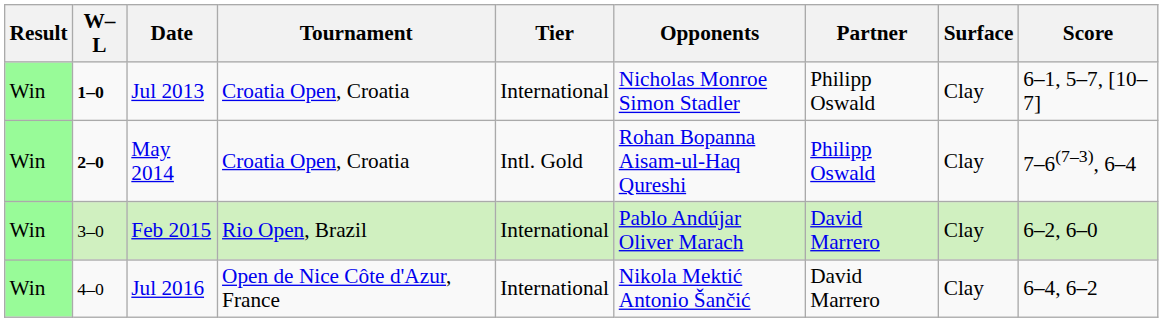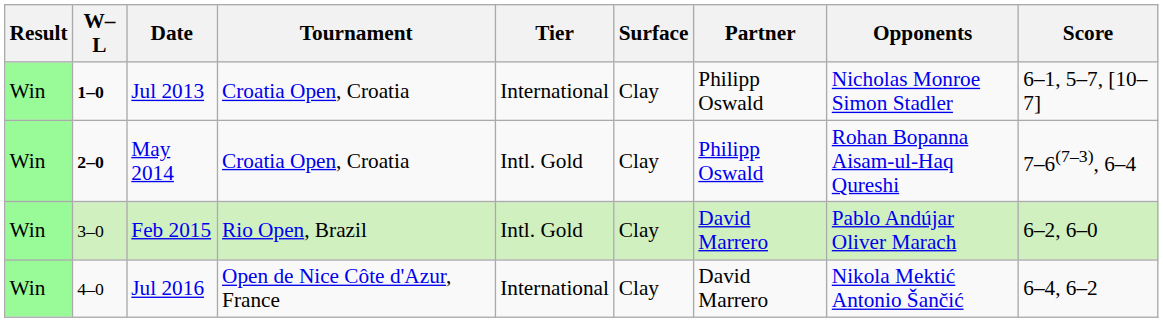columns swapped: (979, 33) <-> (710, 33)
(555, 230) International -> (542, 230) Intl. Gold
